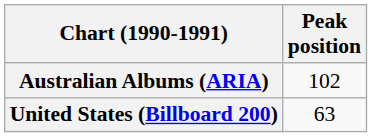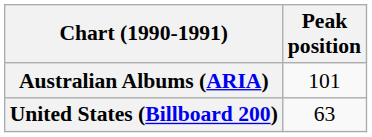(324, 80) 102 -> (324, 80) 101
